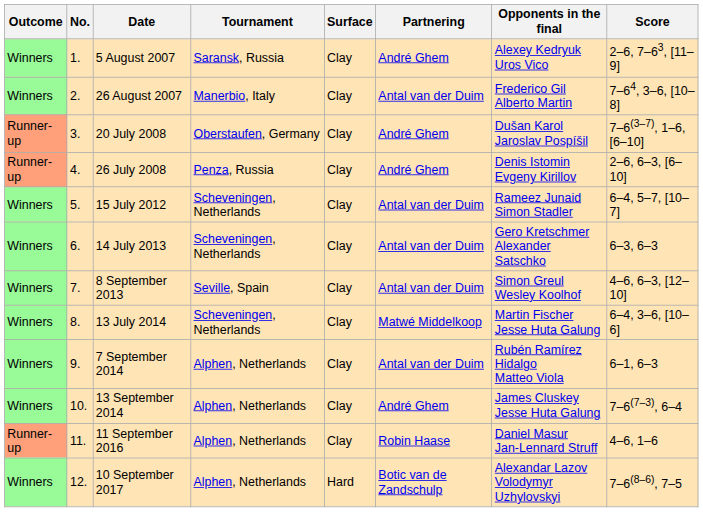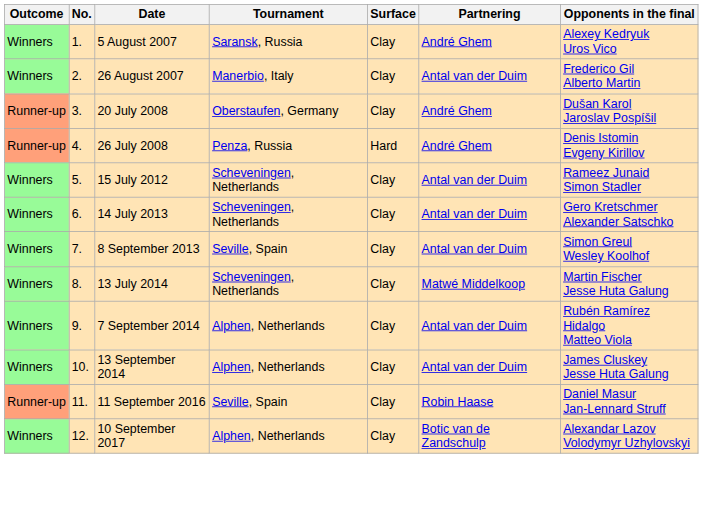- column: (652, 21)
(339, 169) Clay -> (384, 145) Hard
(414, 405) André Ghem -> (474, 366) Antal van der Duim
(250, 440) Alphen, Netherlands -> (250, 401) Seville, Spain
(341, 481) Hard -> (383, 435) Clay
